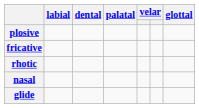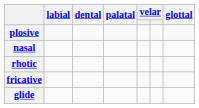rows swapped: (24, 48) <-> (24, 79)
